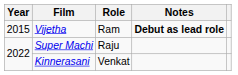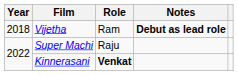(18, 29) 2015 -> (18, 29) 2018
(114, 62) normal -> (115, 62) bold
